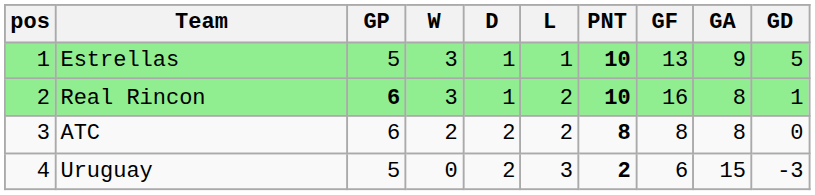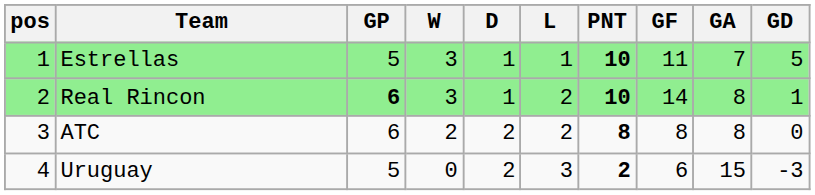(675, 60) 13 -> (675, 60) 11
(739, 60) 9 -> (739, 60) 7
(675, 97) 16 -> (675, 97) 14
